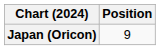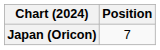(127, 34) 9 -> (127, 34) 7
